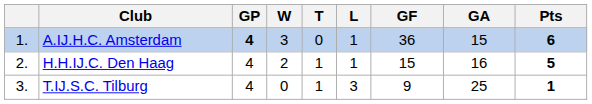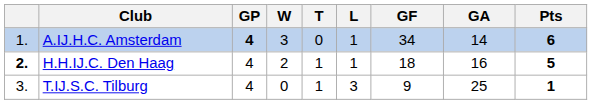(407, 39) 36 -> (407, 39) 34
(479, 39) 15 -> (479, 39) 14
(22, 63) normal -> (22, 63) bold
(407, 63) 15 -> (407, 63) 18
